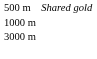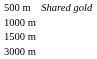+ row: (20, 37)
